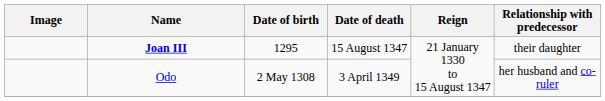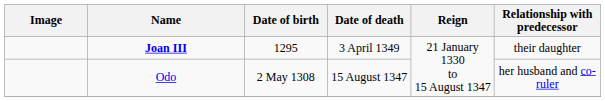(369, 48) 15 August 1347 -> (369, 48) 3 April 1349
(369, 77) 3 April 1349 -> (369, 77) 15 August 1347
